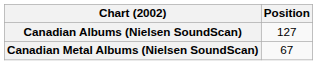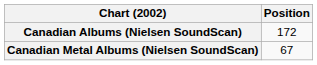(287, 32) 127 -> (287, 32) 172
